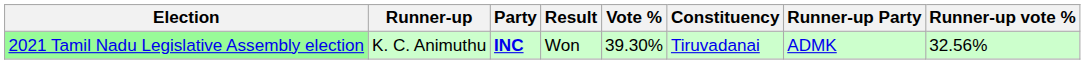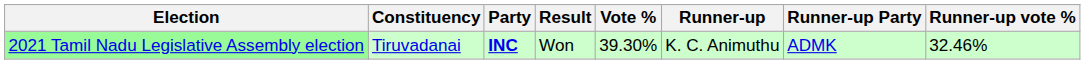columns swapped: (725, 18) <-> (429, 18)
(958, 45) 32.56% -> (958, 45) 32.46%
